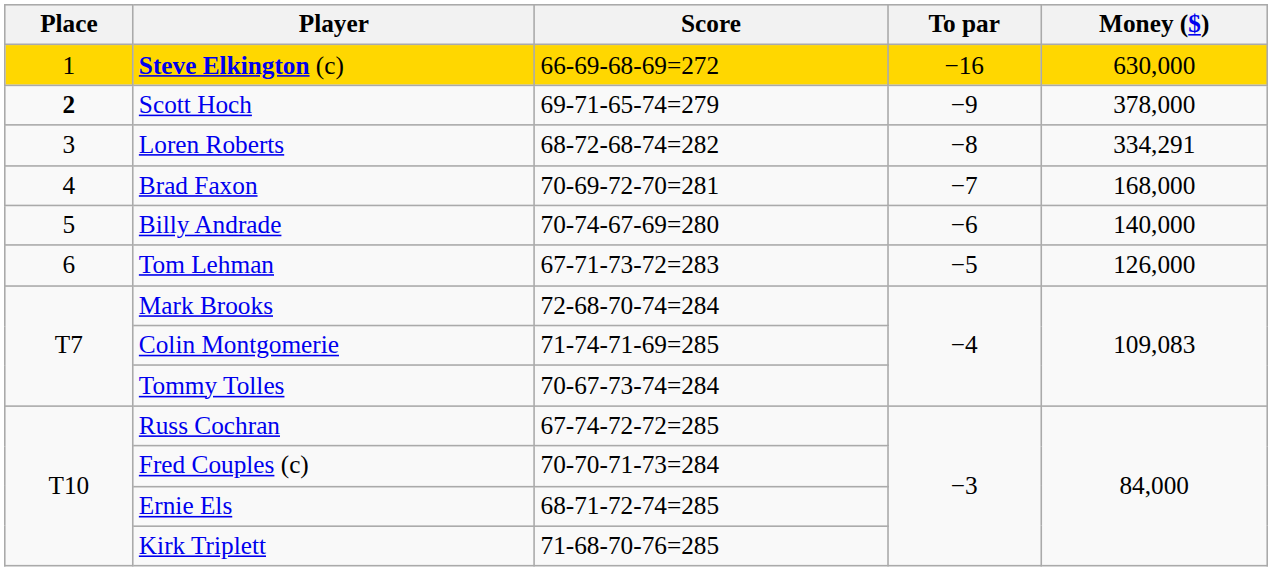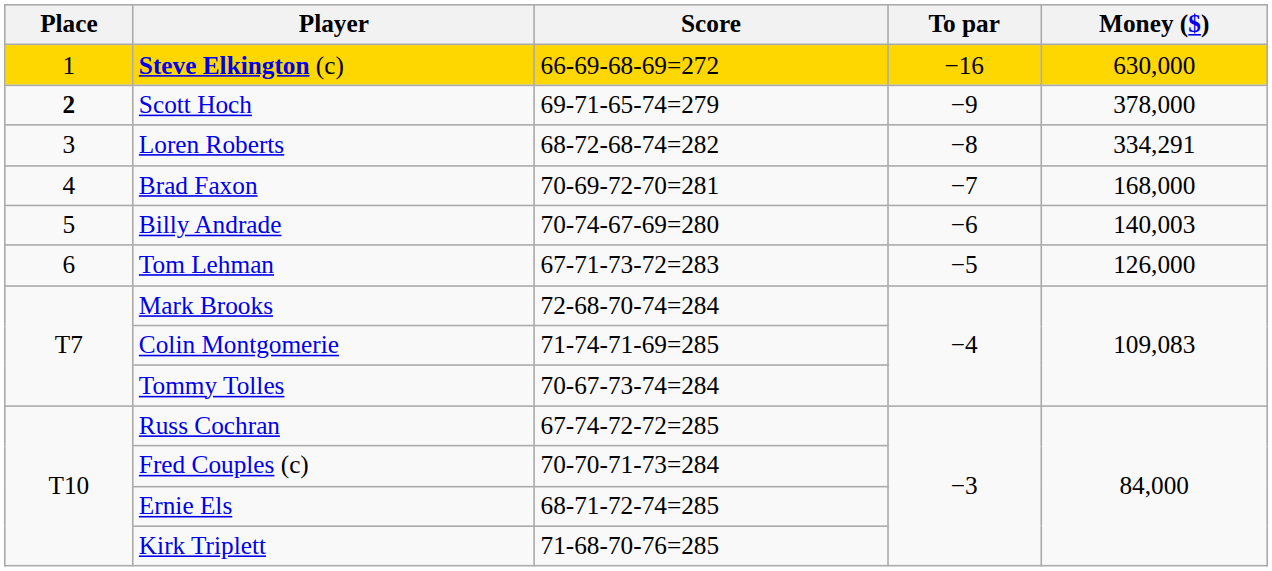(1154, 225) 140,000 -> (1154, 225) 140,003
